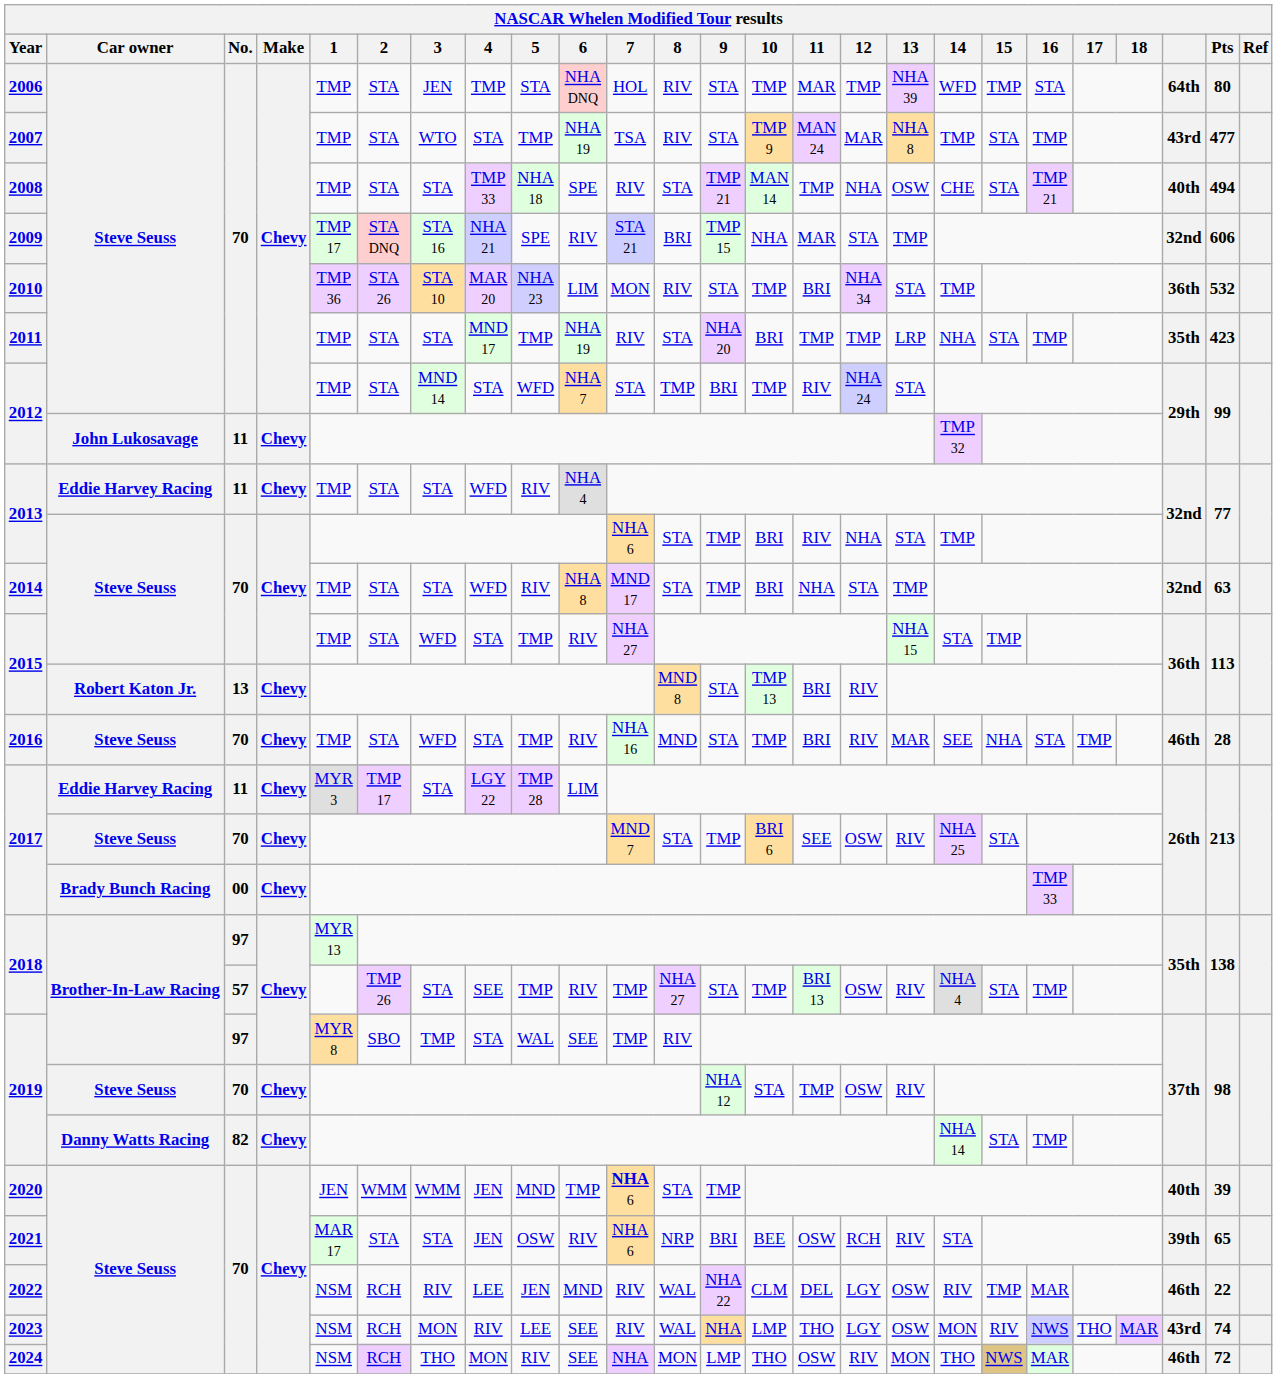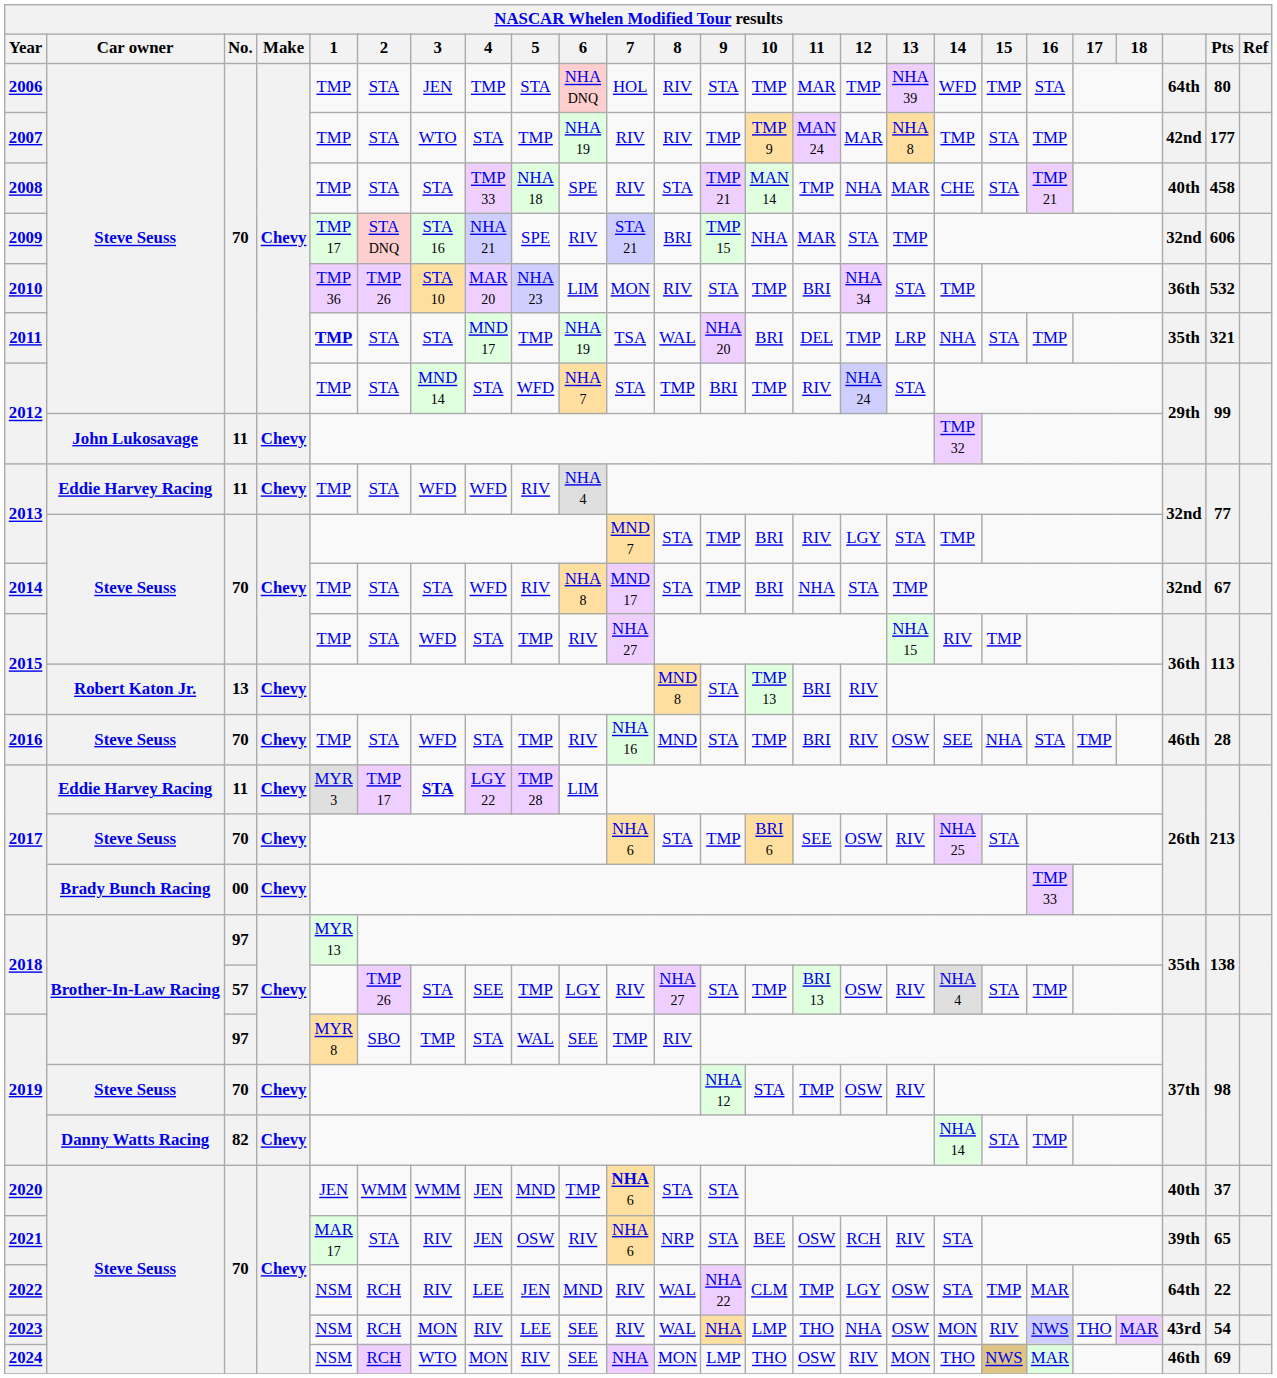(630, 137) TSA -> (630, 137) RIV
(723, 137) STA -> (723, 137) TMP
(1184, 137) 43rd -> (1184, 137) 42nd
(1222, 137) 477 -> (1222, 137) 177
(910, 187) OSW -> (910, 187) MAR
(1222, 187) 494 -> (1222, 187) 458
(384, 287) STA 26 -> (384, 287) TMP 26
(334, 338) normal -> (334, 338) bold
(630, 338) RIV -> (630, 338) TSA
(678, 338) STA -> (678, 338) WAL
(817, 338) TMP -> (817, 338) DEL
(1222, 338) 423 -> (1222, 338) 321
(438, 488) STA -> (438, 488) WFD
(630, 537) NHA 6 -> (630, 537) MND 7
(863, 538) NHA -> (863, 538) LGY
(1222, 588) 63 -> (1222, 588) 67
(958, 638) STA -> (958, 638) RIV
(910, 738) MAR -> (910, 738) OSW
(438, 789) normal -> (438, 789) bold
(630, 838) MND 7 -> (630, 838) NHA 6
(583, 989) RIV -> (583, 989) LGY
(630, 989) TMP -> (630, 989) RIV
(723, 1189) TMP -> (723, 1189) STA
(1222, 1189) 39 -> (1222, 1189) 37
(438, 1239) STA -> (438, 1239) RIV
(723, 1239) BRI -> (723, 1239) STA
(817, 1289) DEL -> (817, 1289) TMP
(958, 1289) RIV -> (958, 1289) STA
(1184, 1289) 46th -> (1184, 1289) 64th
(863, 1329) LGY -> (863, 1329) NHA
(1222, 1329) 74 -> (1222, 1329) 54
(438, 1358) THO -> (438, 1358) WTO
(1222, 1358) 72 -> (1222, 1358) 69
